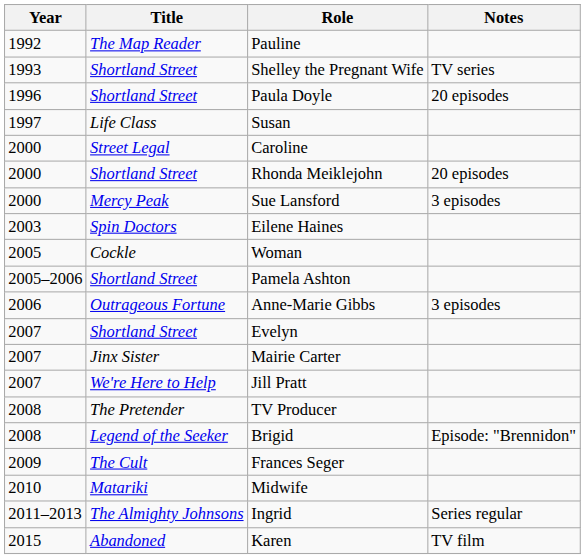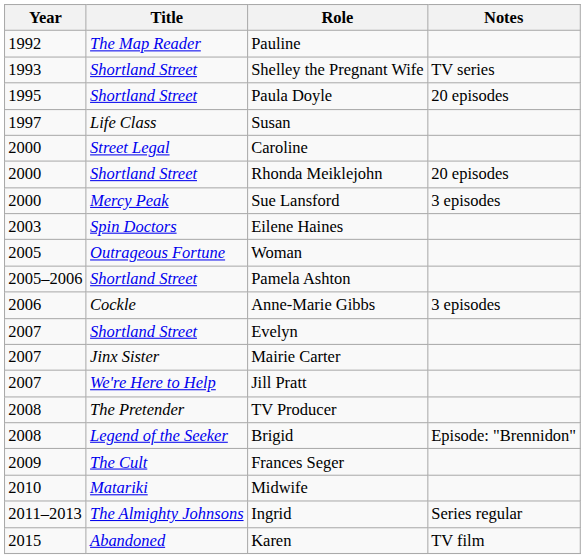(25, 95) 1996 -> (25, 95) 1995
(113, 252) Cockle -> (158, 252) Outrageous Fortune
(158, 305) Outrageous Fortune -> (113, 305) Cockle
